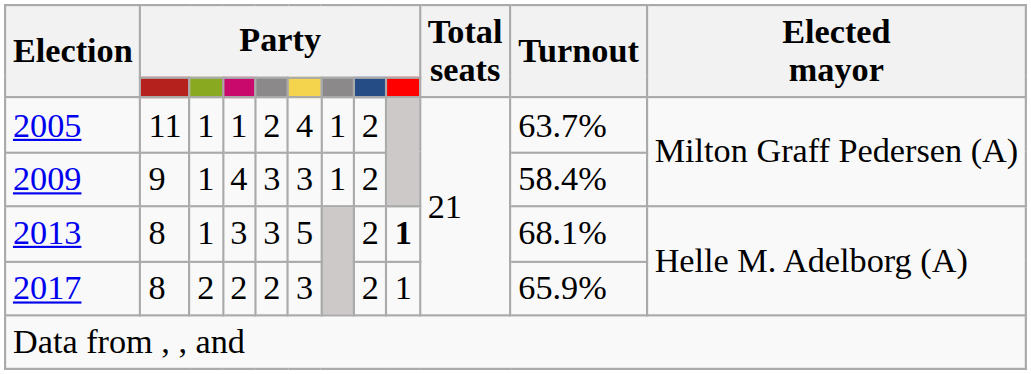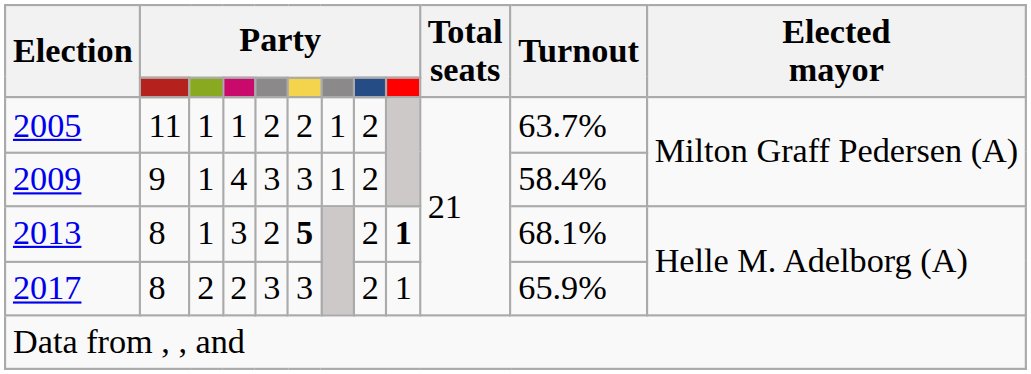(305, 124) 4 -> (305, 124) 2
(272, 233) 3 -> (272, 233) 2
(305, 233) normal -> (305, 233) bold
(272, 287) 2 -> (272, 287) 3
